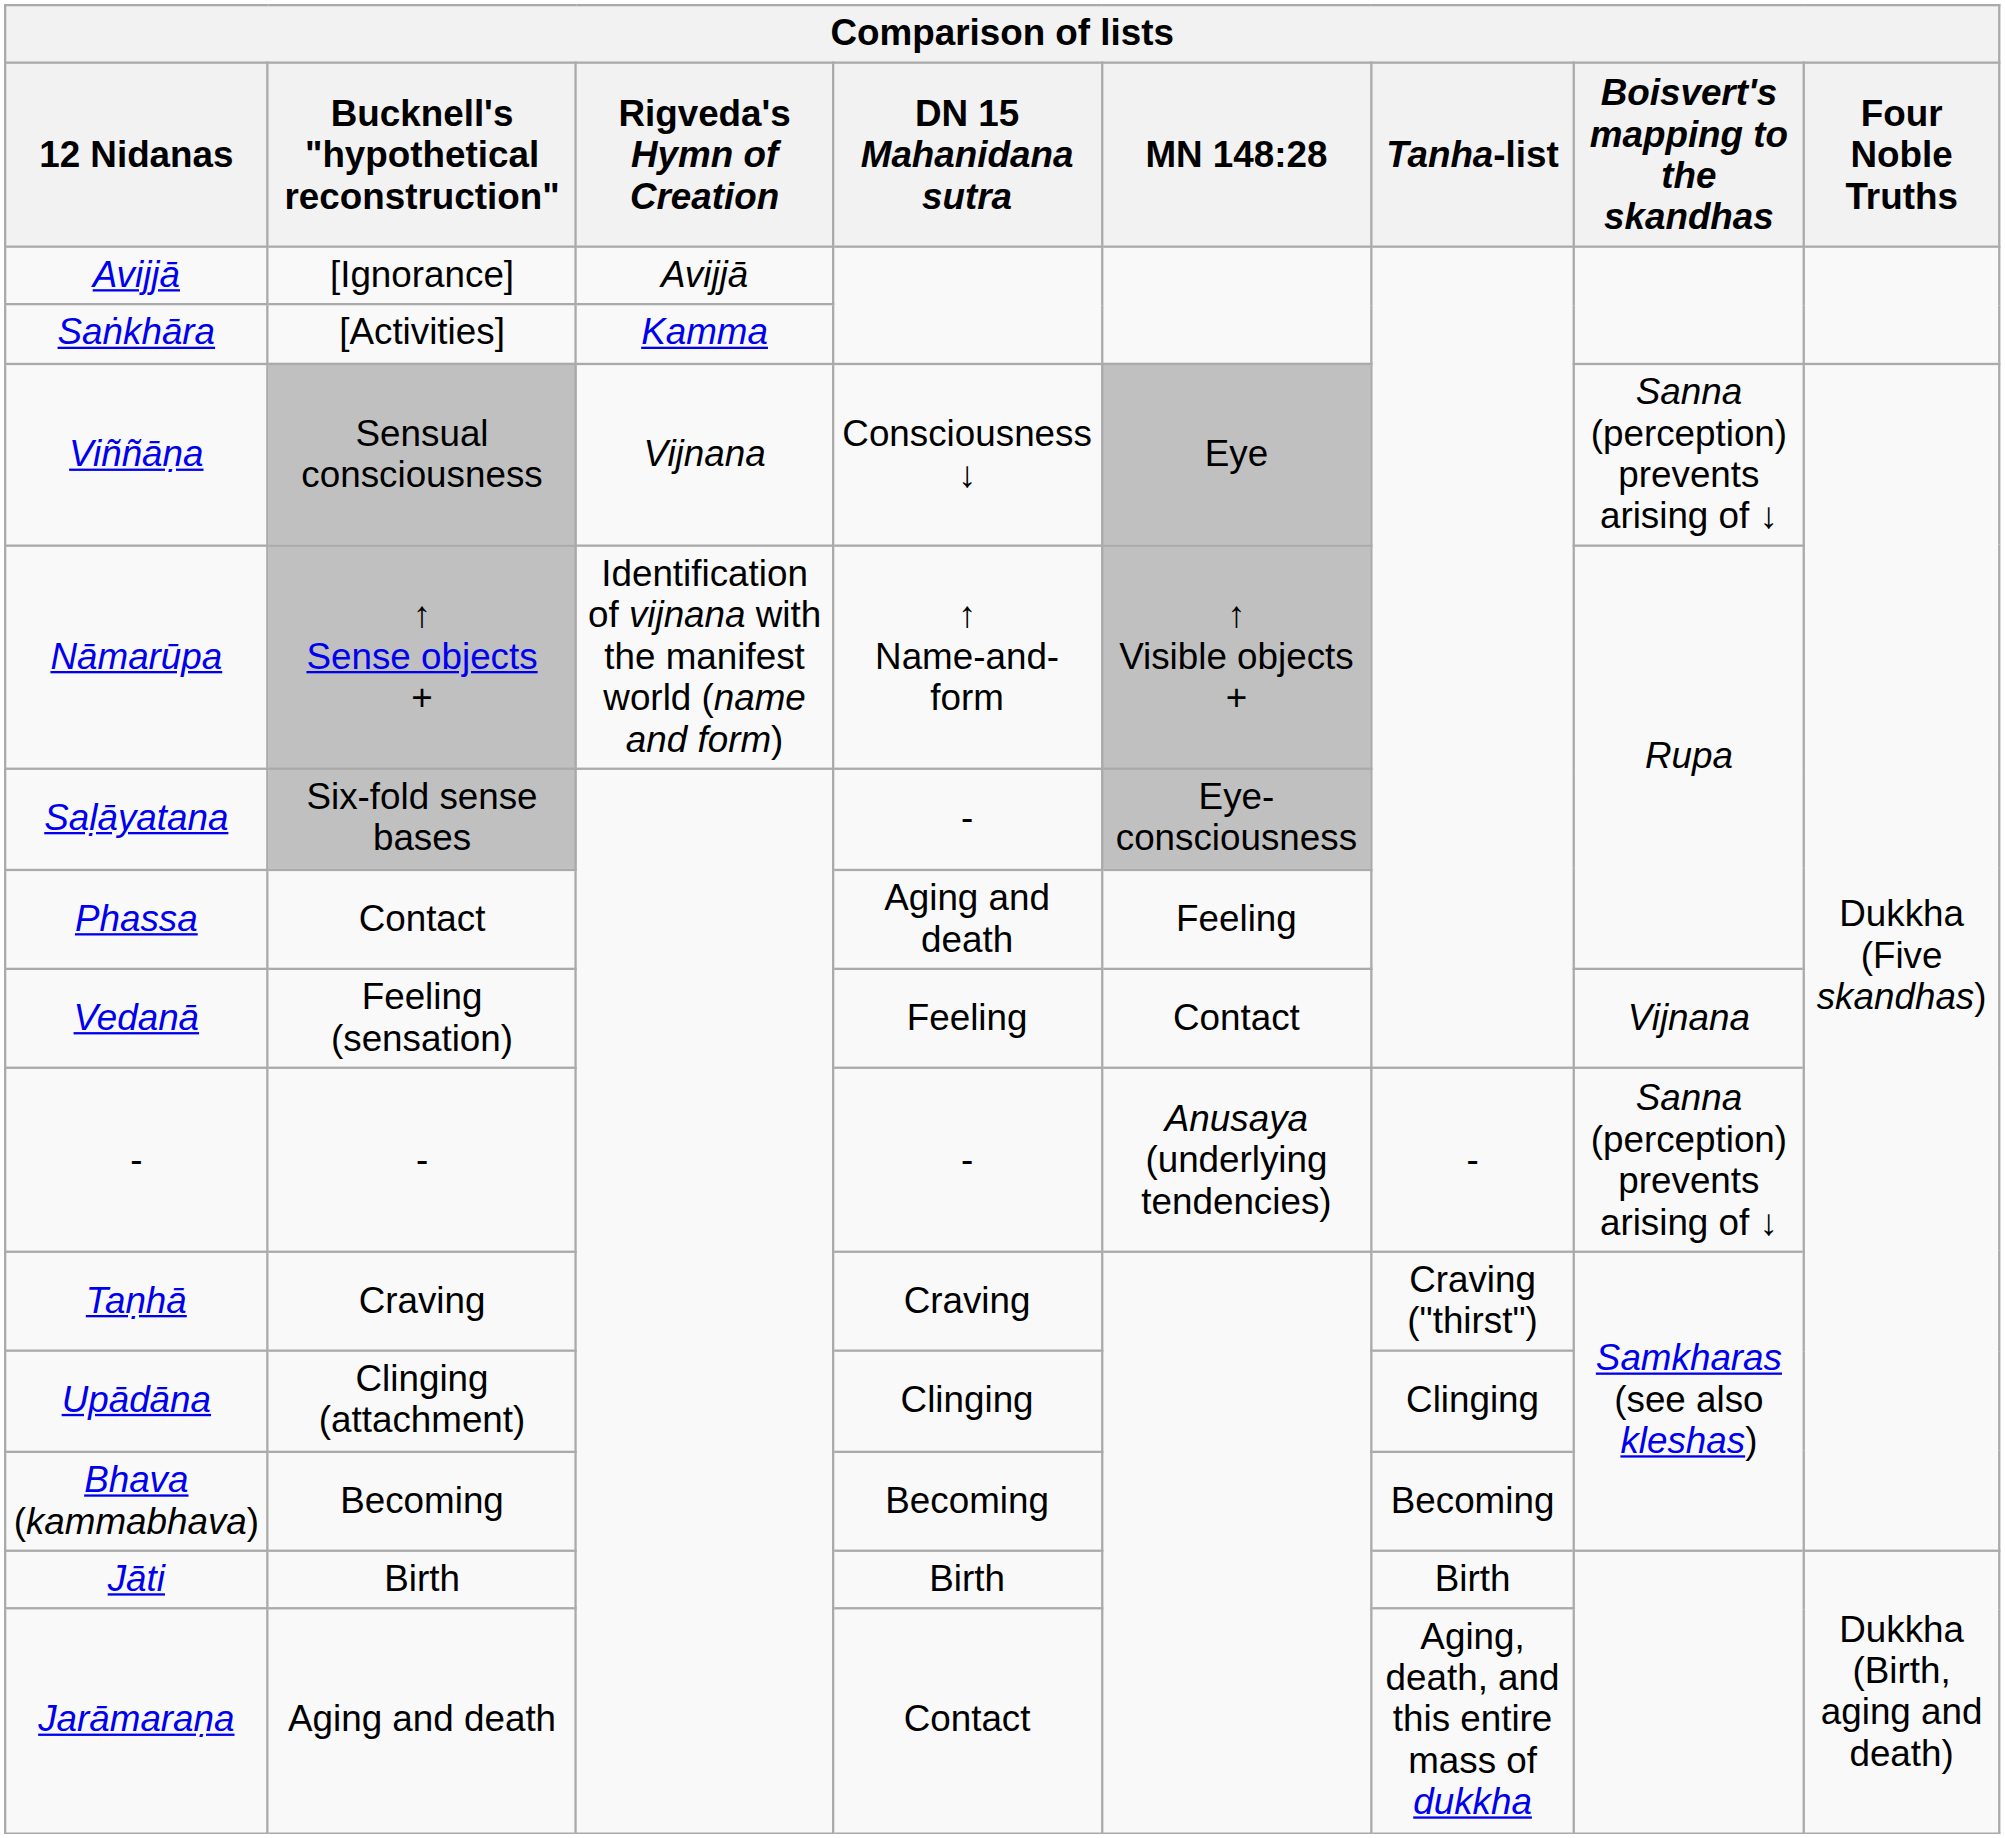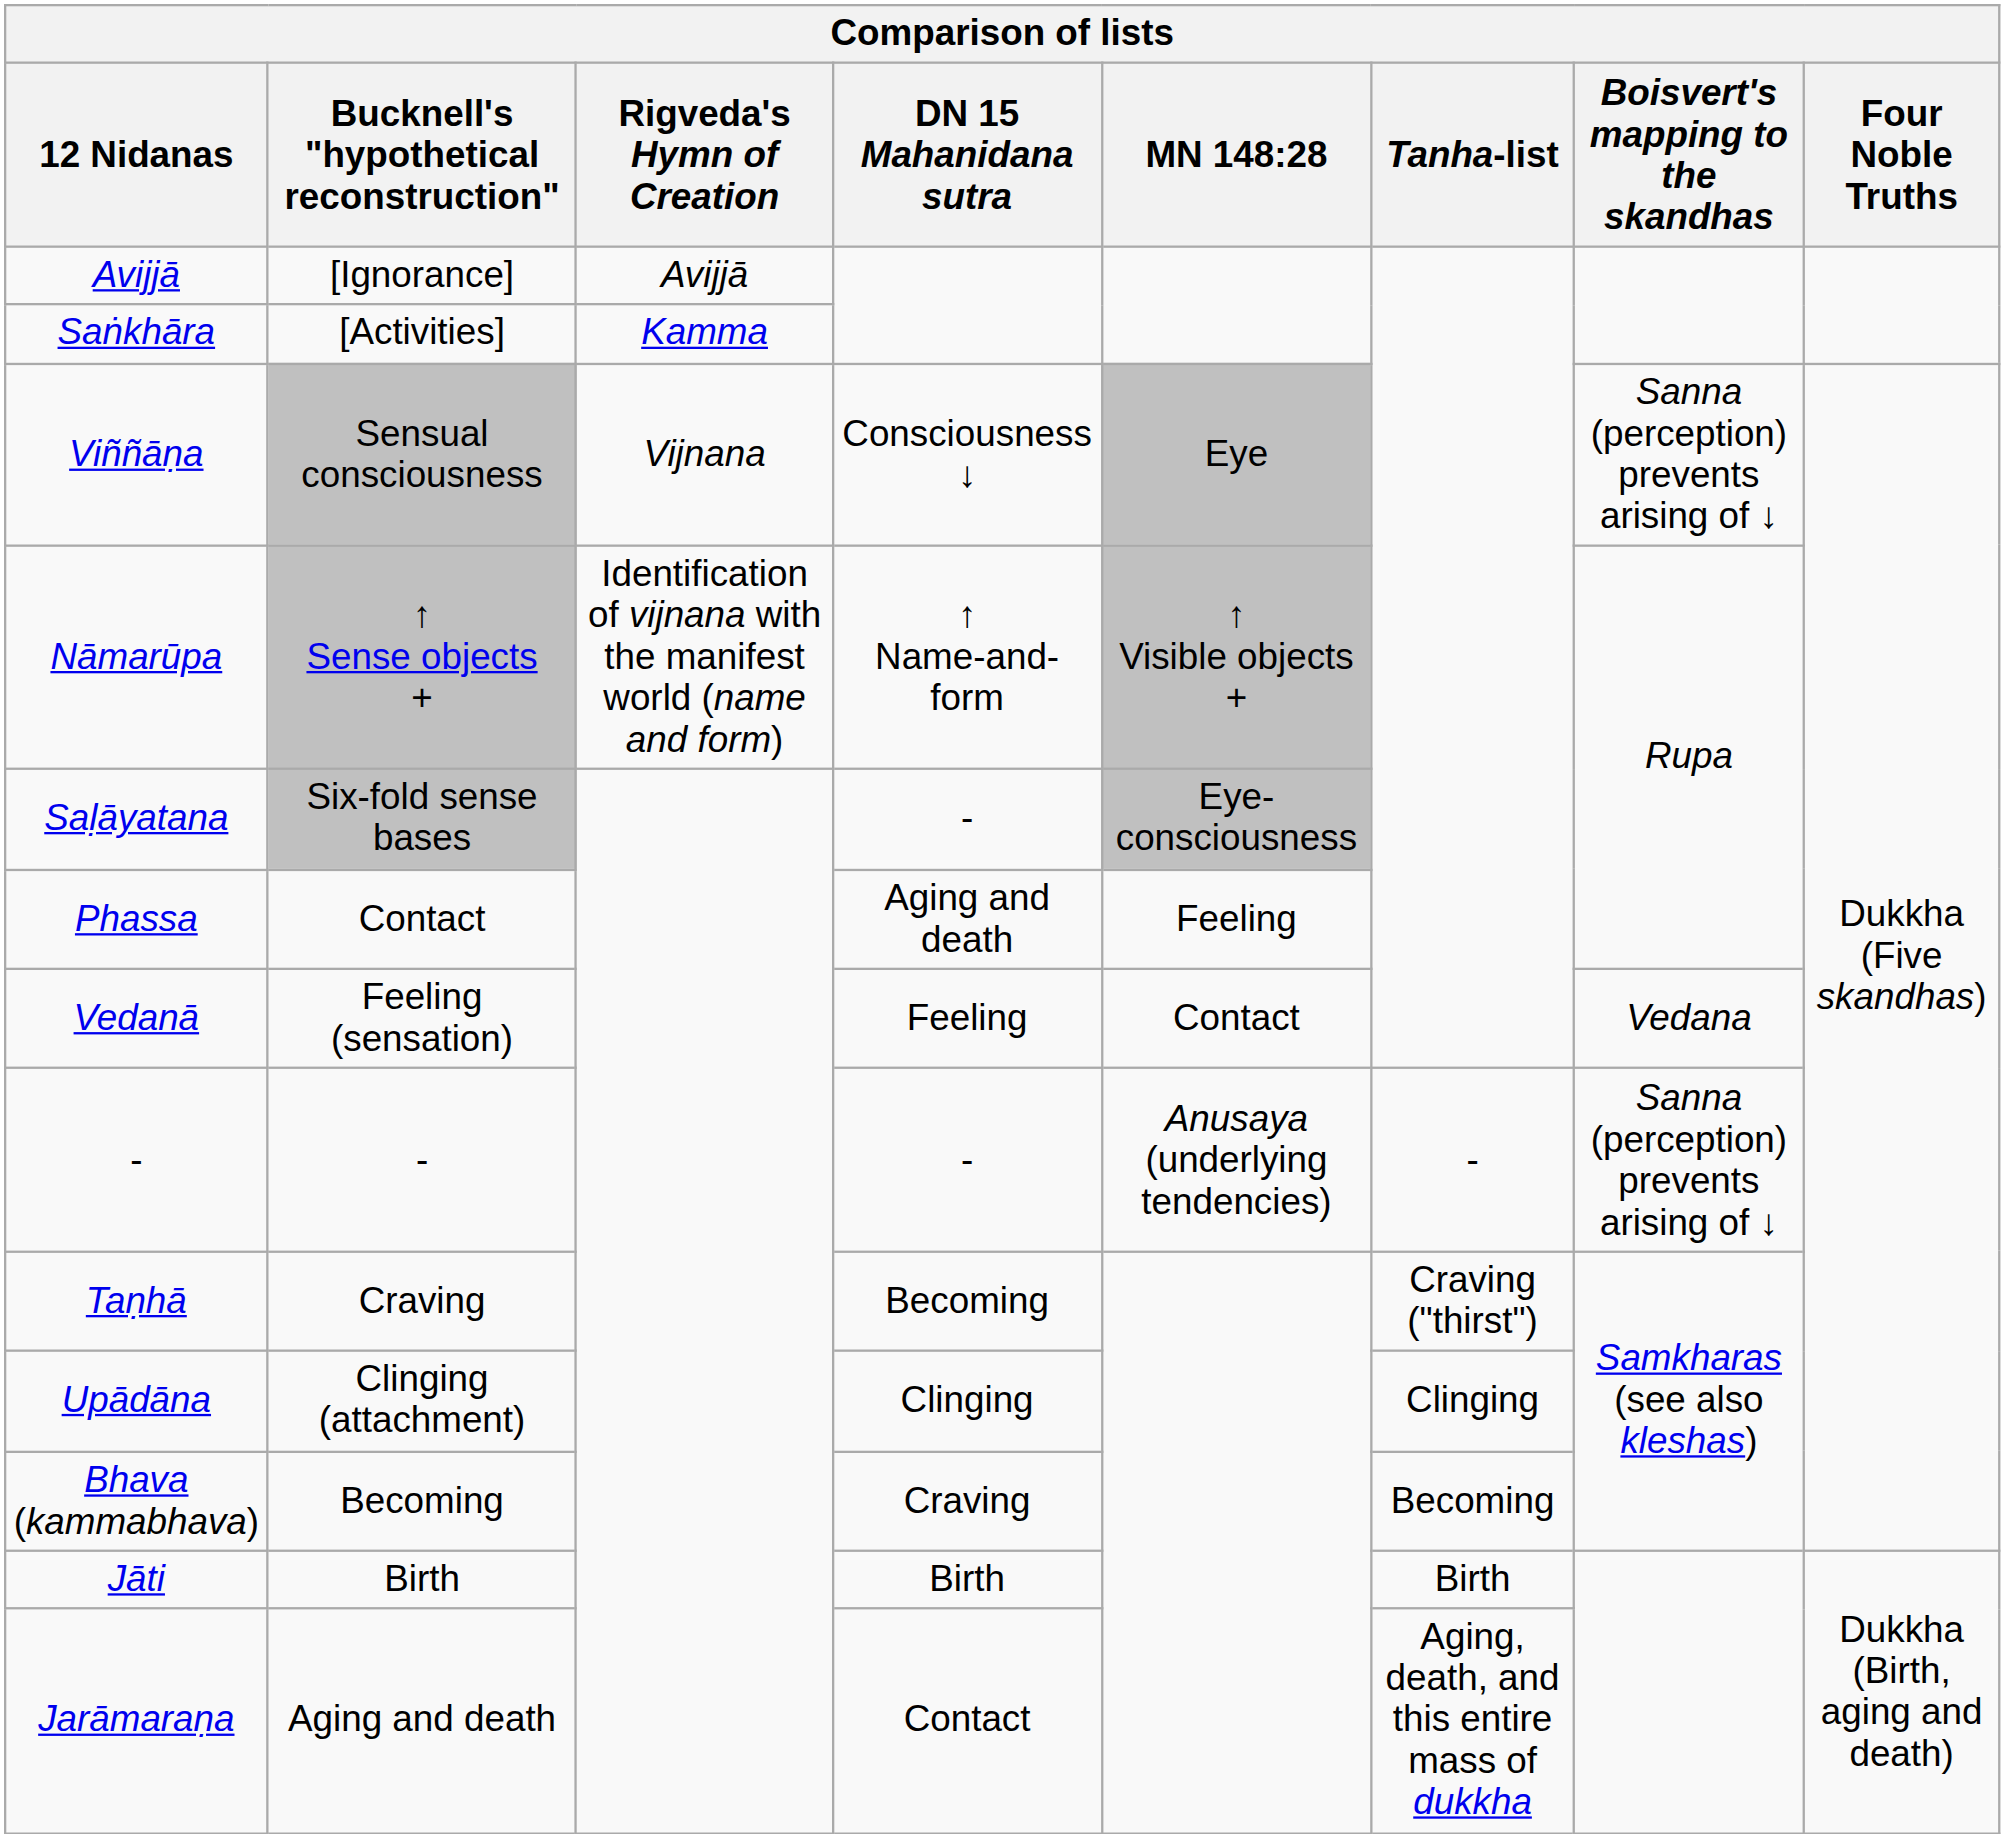(1689, 1018) Vijnana -> (1689, 1018) Vedana
(967, 1300) Craving -> (967, 1300) Becoming
(967, 1499) Becoming -> (967, 1499) Craving
